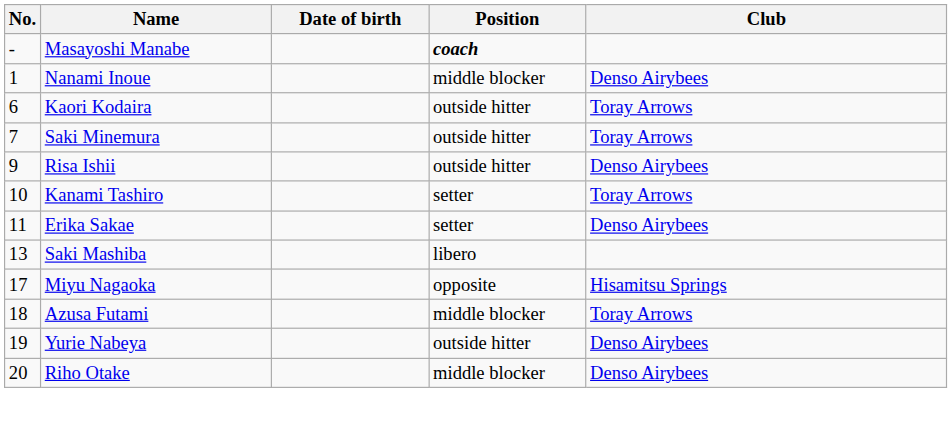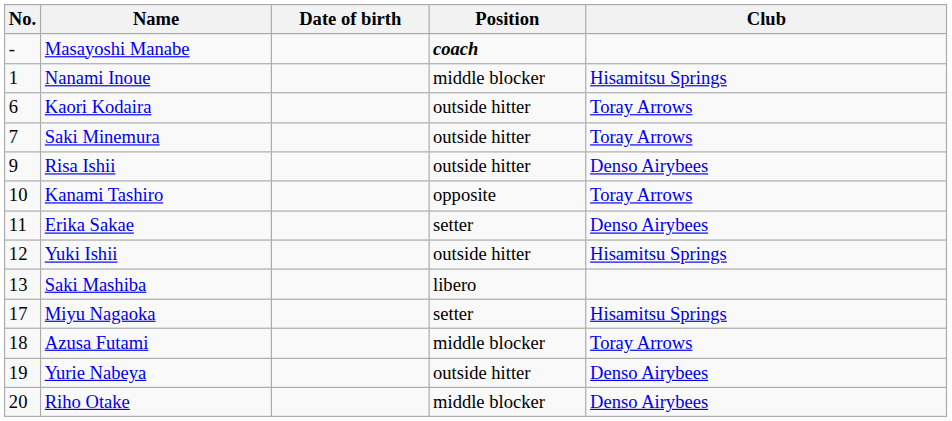(649, 78) Denso Airybees -> (658, 78) Hisamitsu Springs
(453, 195) setter -> (465, 195) opposite
+ row: (81, 254)
(465, 284) opposite -> (453, 313) setter
